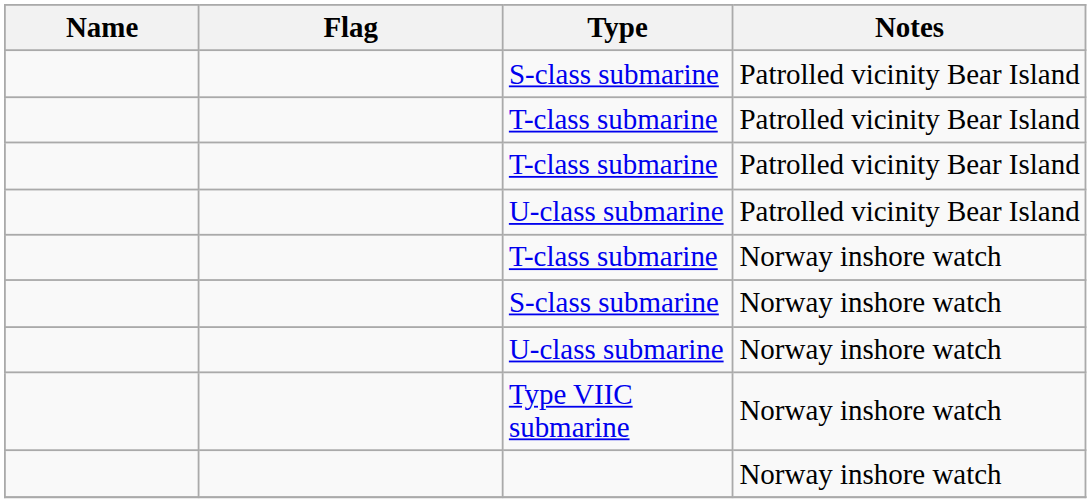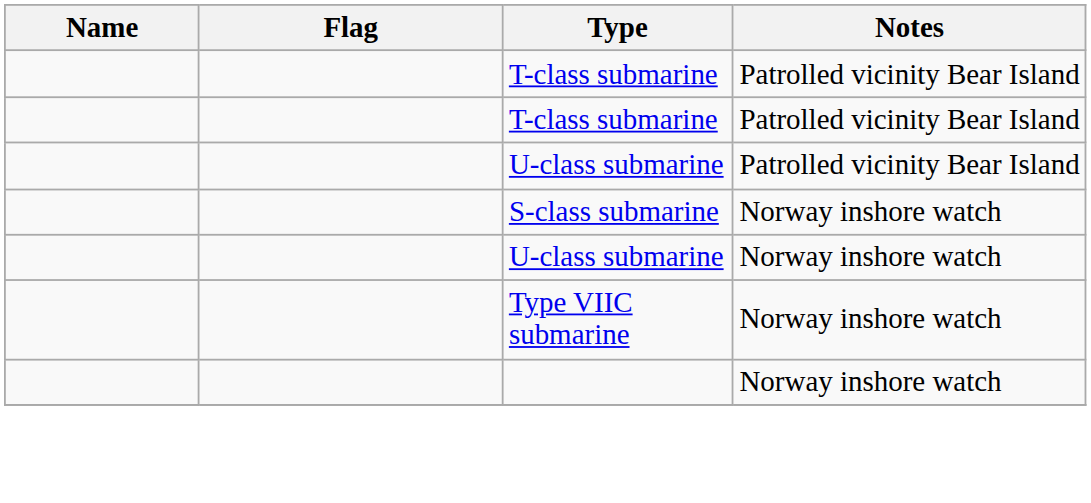- row: (614, 73)
- row: (613, 257)
